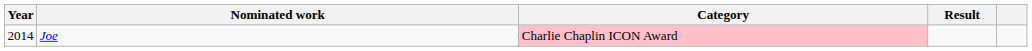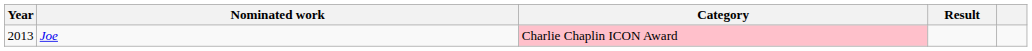(21, 35) 2014 -> (21, 35) 2013
